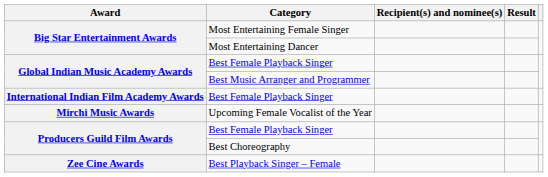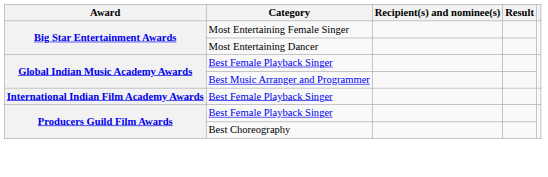- row: (105, 113)
- row: (105, 163)
